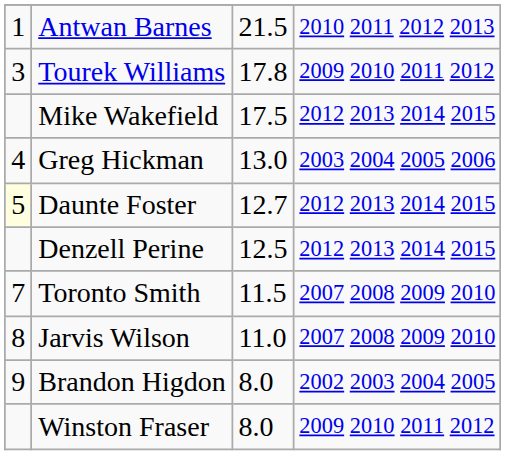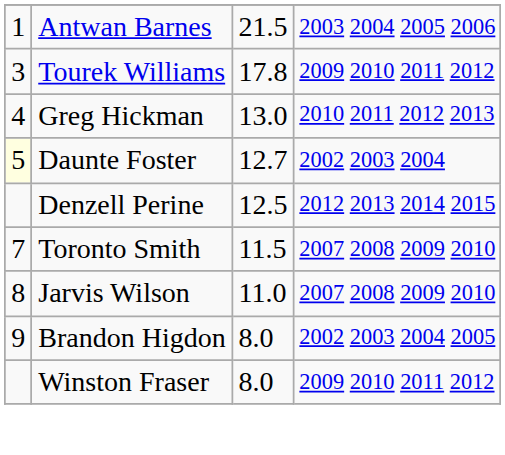(397, 26) 2010 2011 2012 2013 -> (397, 26) 2003 2004 2005 2006
- row: (128, 115)
(397, 159) 2003 2004 2005 2006 -> (397, 115) 2010 2011 2012 2013
(397, 204) 2012 2013 2014 2015 -> (372, 159) 2002 2003 2004
